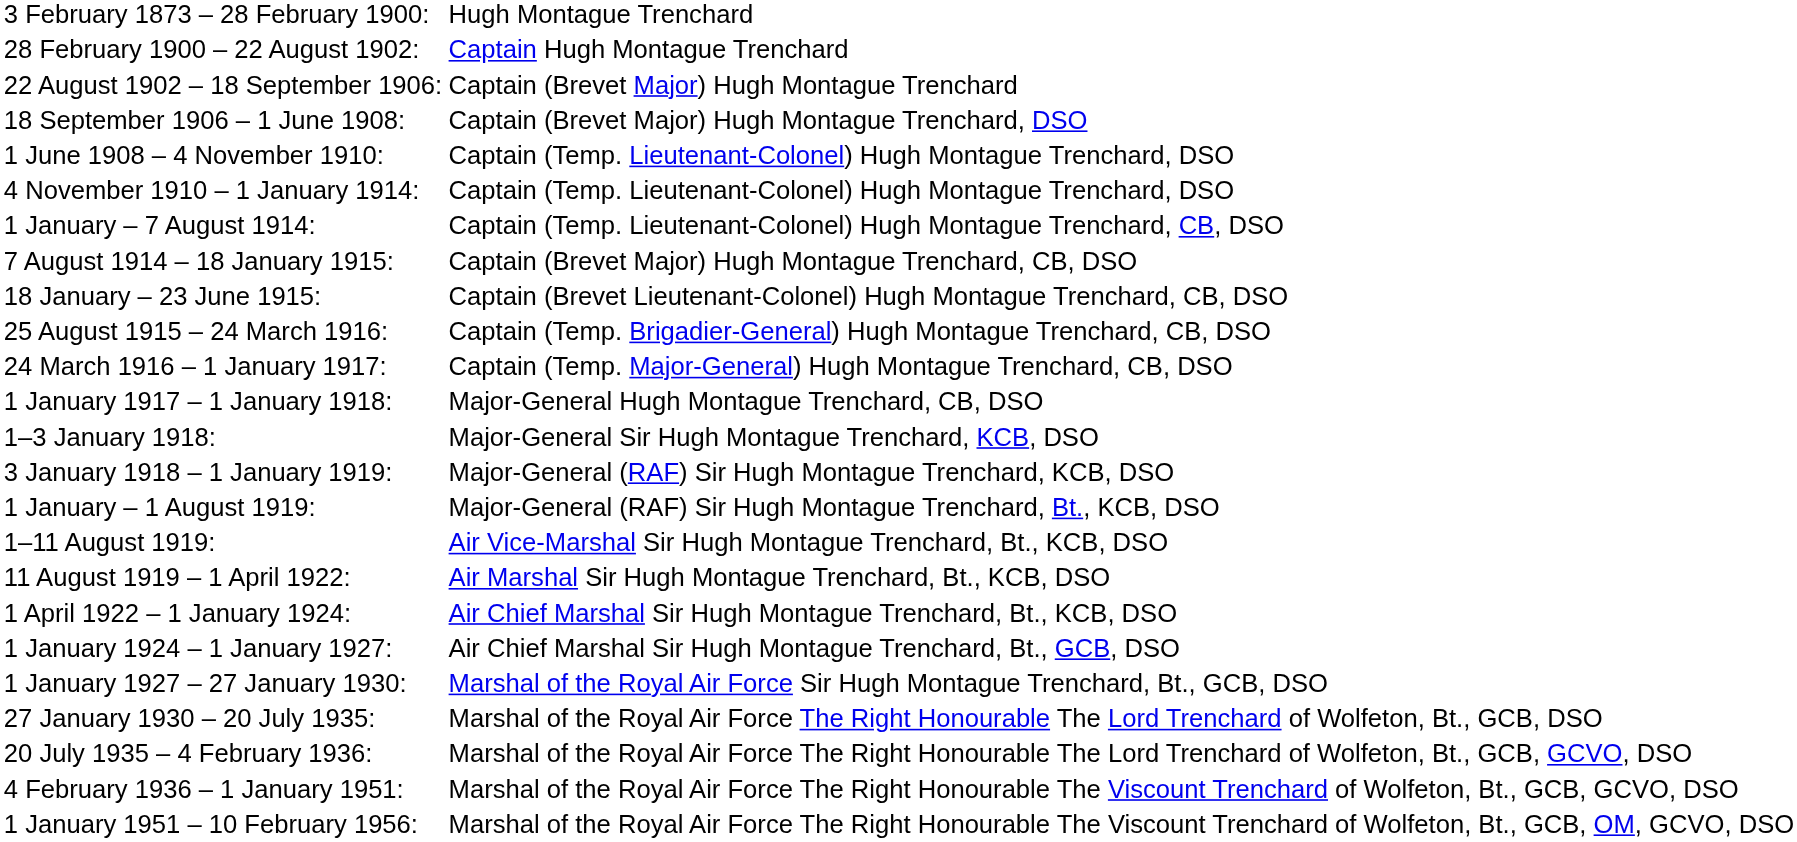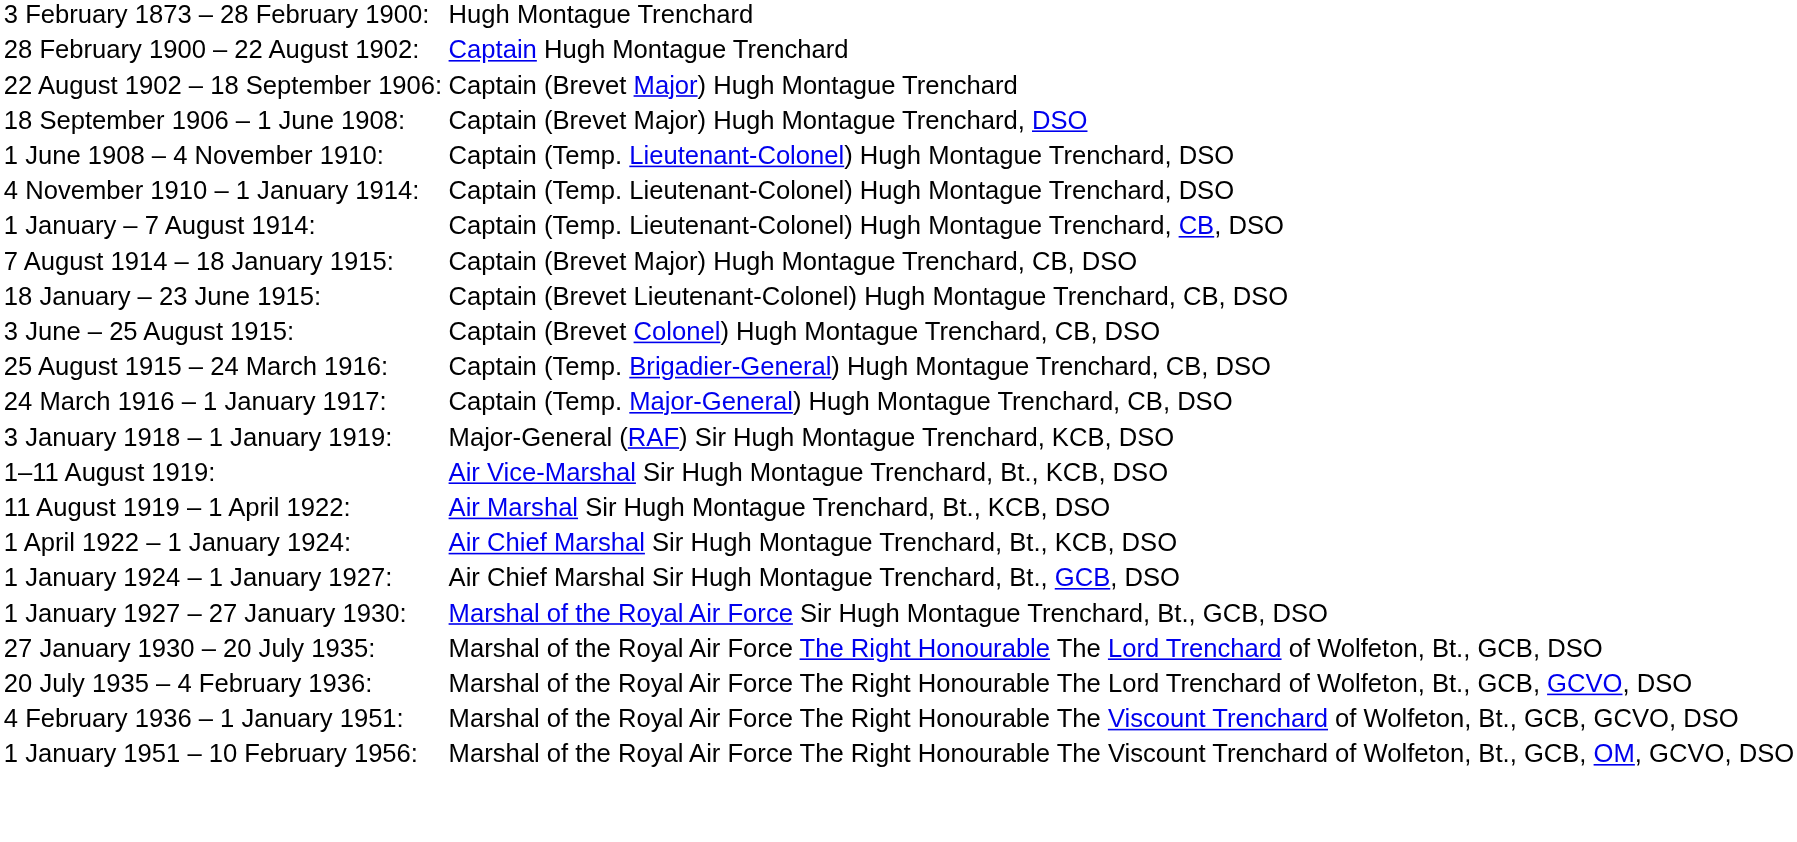+ row: (149, 331)
- row: (198, 402)
- row: (110, 437)
- row: (160, 507)
